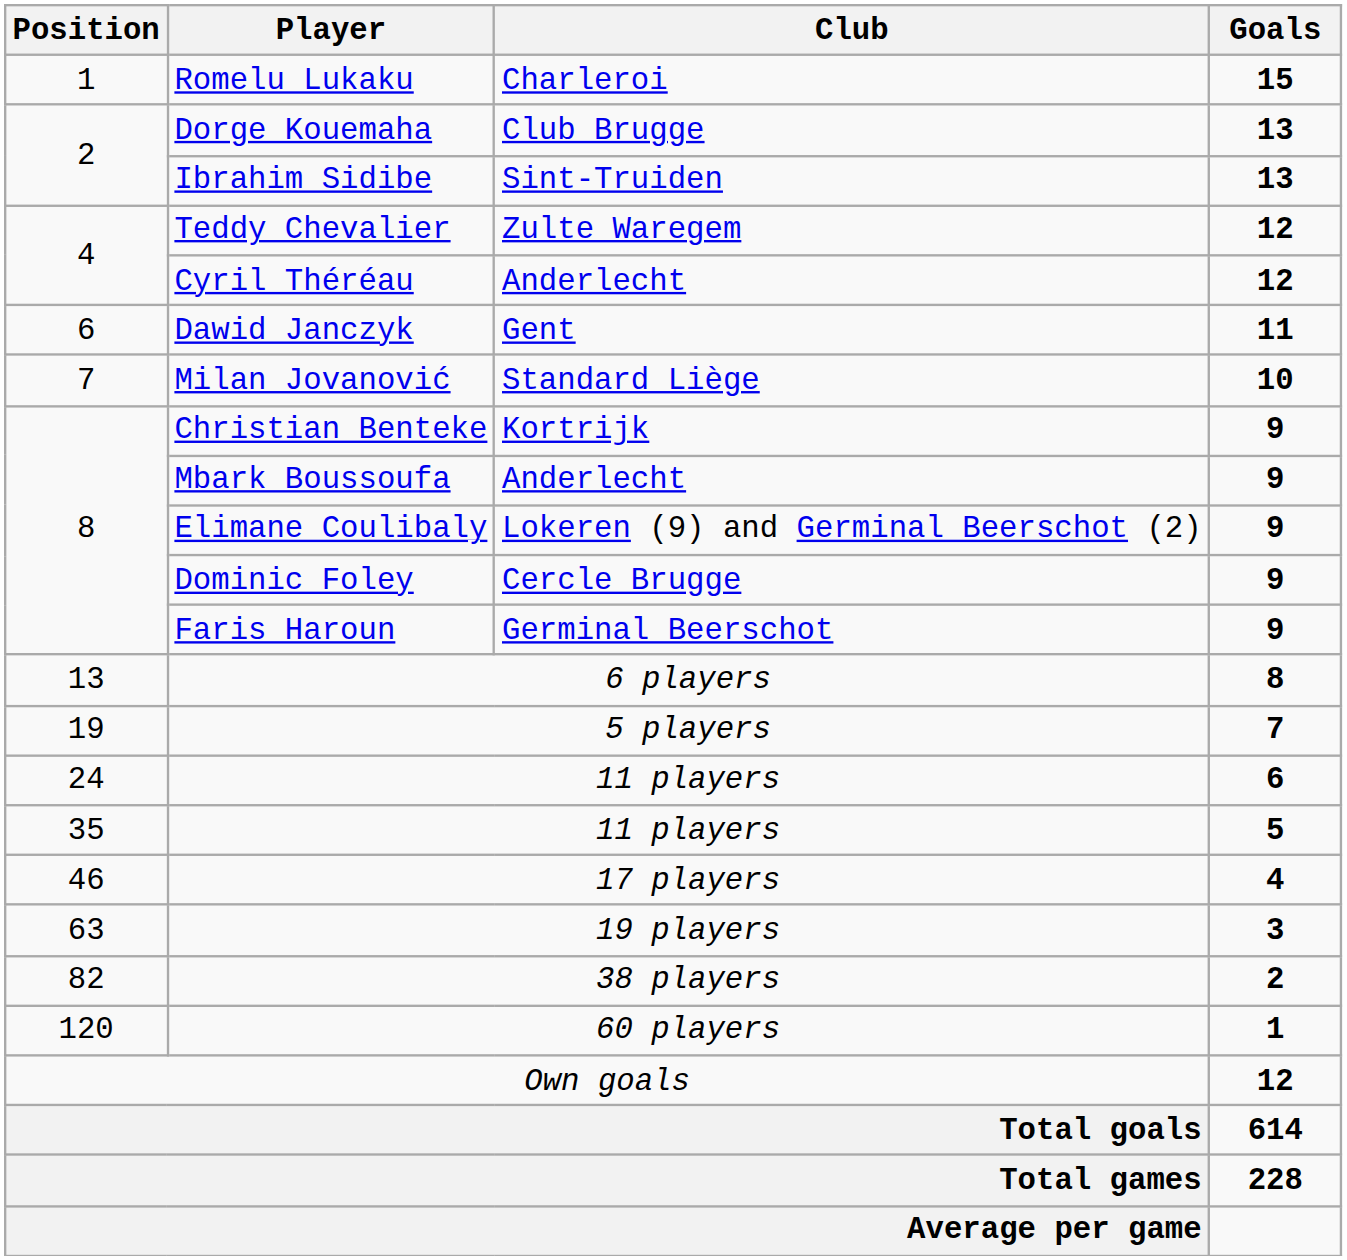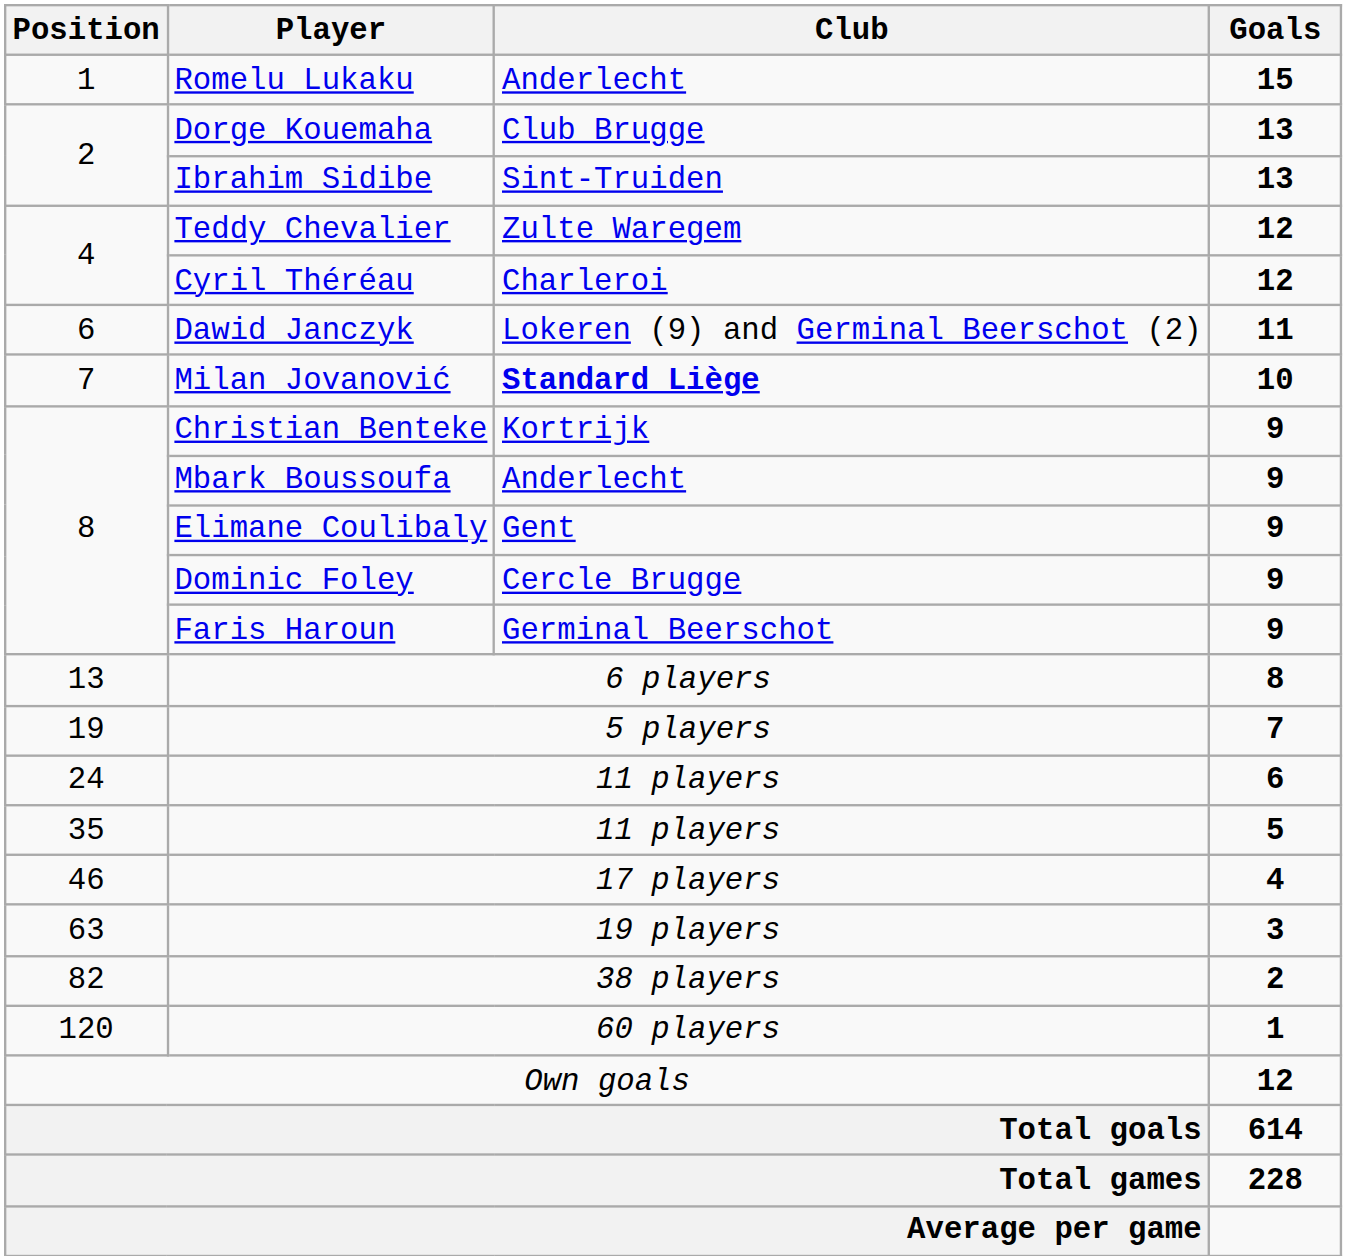(585, 80) Charleroi -> (594, 80) Anderlecht
(594, 280) Anderlecht -> (585, 280) Charleroi
(539, 330) Gent -> (852, 330) Lokeren (9) and Germinal Beerschot (2)
(631, 380) normal -> (631, 380) bold
(852, 530) Lokeren (9) and Germinal Beerschot (2) -> (539, 530) Gent
